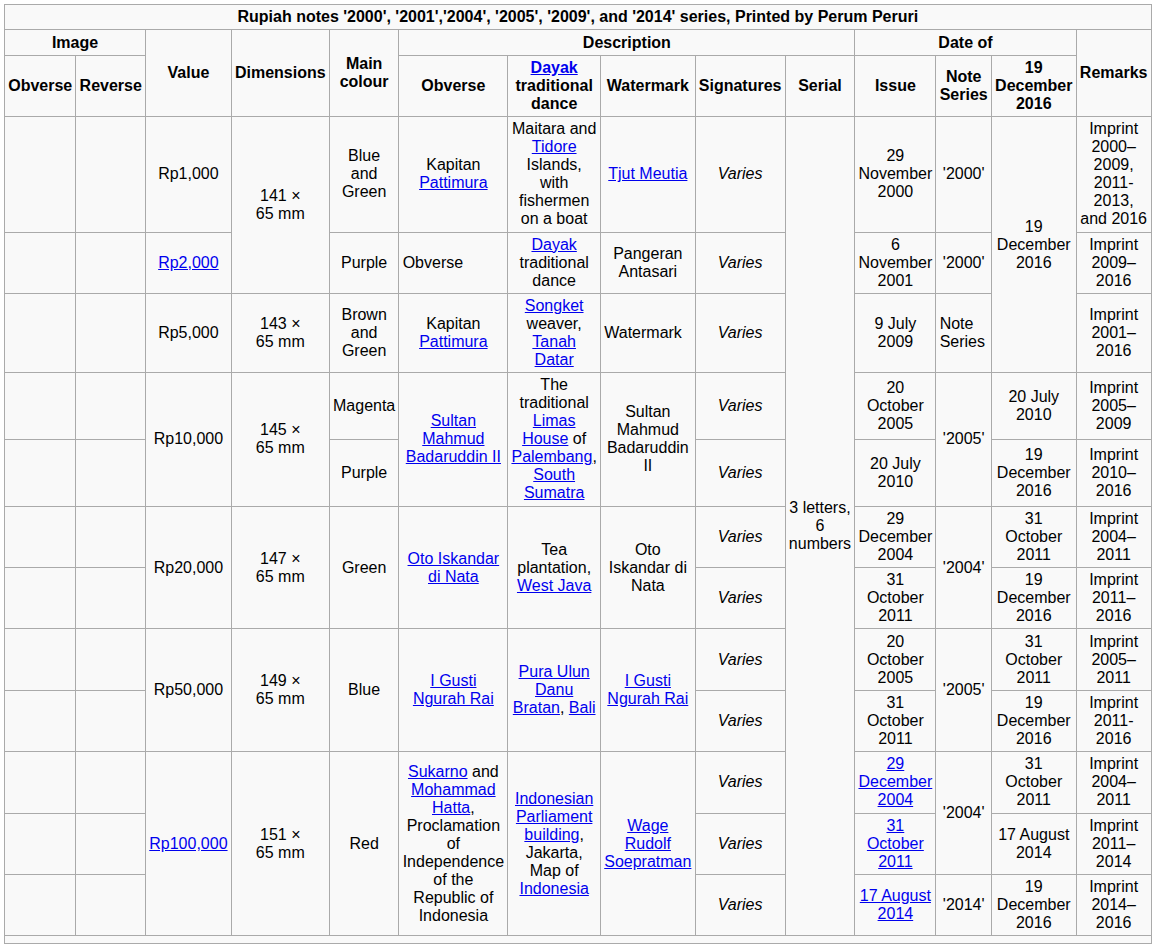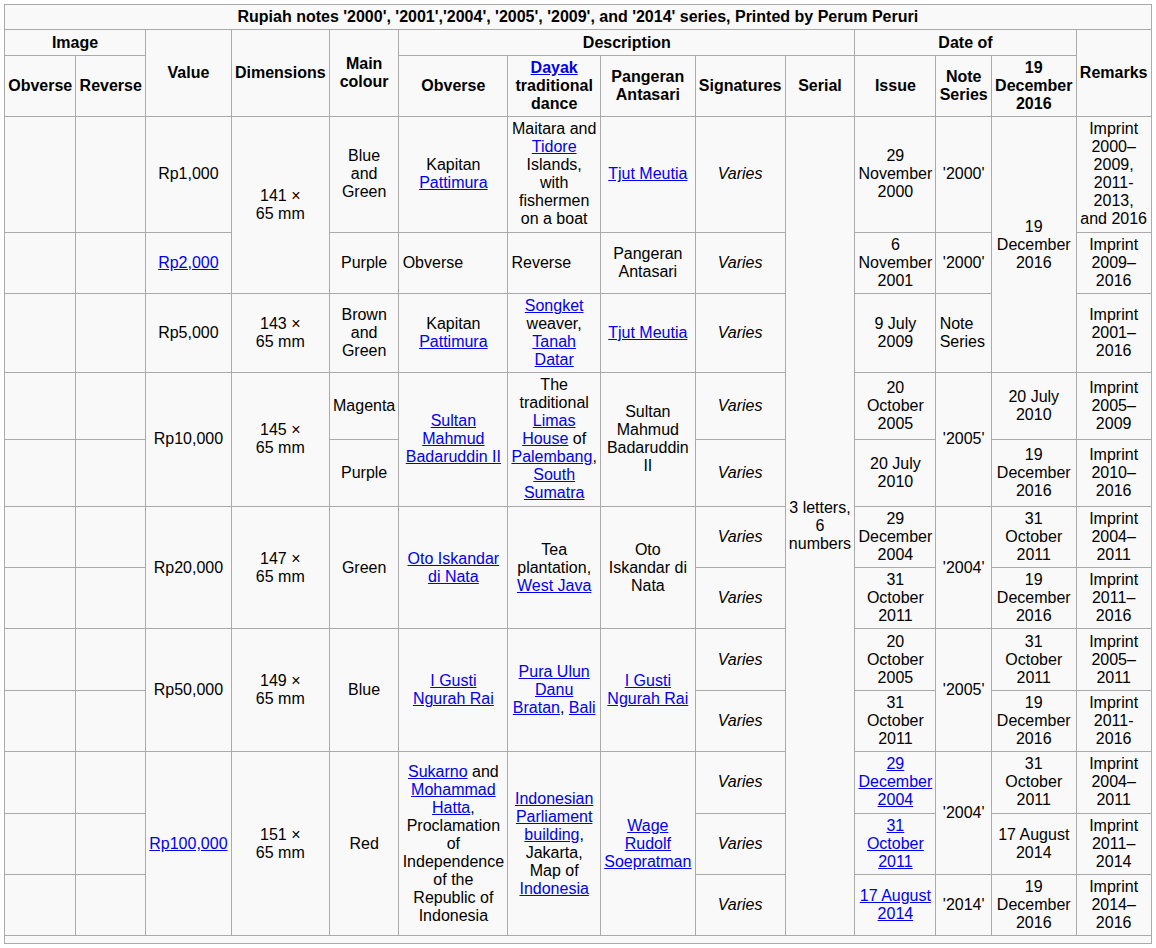(648, 85) Watermark -> (648, 85) Pangeran Antasari
(554, 262) Dayak traditional dance -> (541, 262) Reverse
(643, 333) Watermark -> (648, 333) Tjut Meutia
